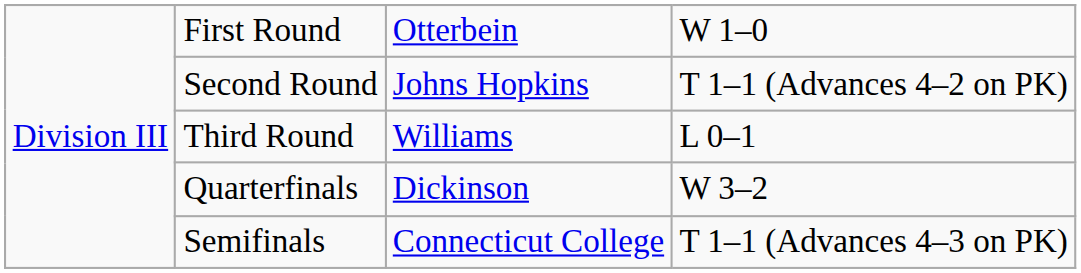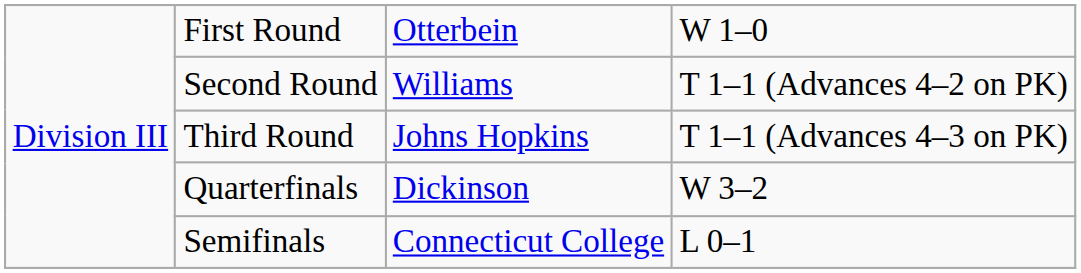(491, 83) Johns Hopkins -> (453, 83) Williams
(453, 135) Williams -> (491, 135) Johns Hopkins
(718, 135) L 0–1 -> (874, 135) T 1–1 (Advances 4–3 on PK)
(874, 240) T 1–1 (Advances 4–3 on PK) -> (718, 240) L 0–1
